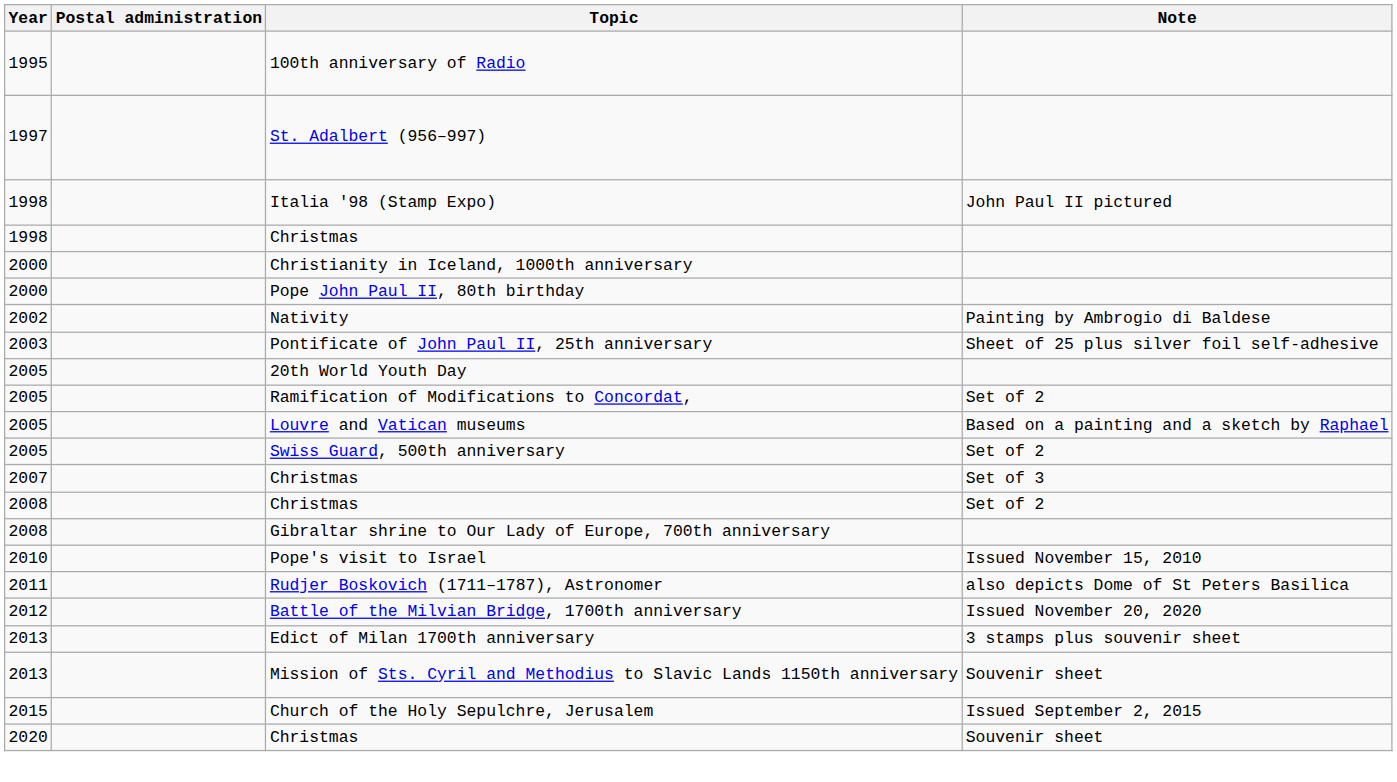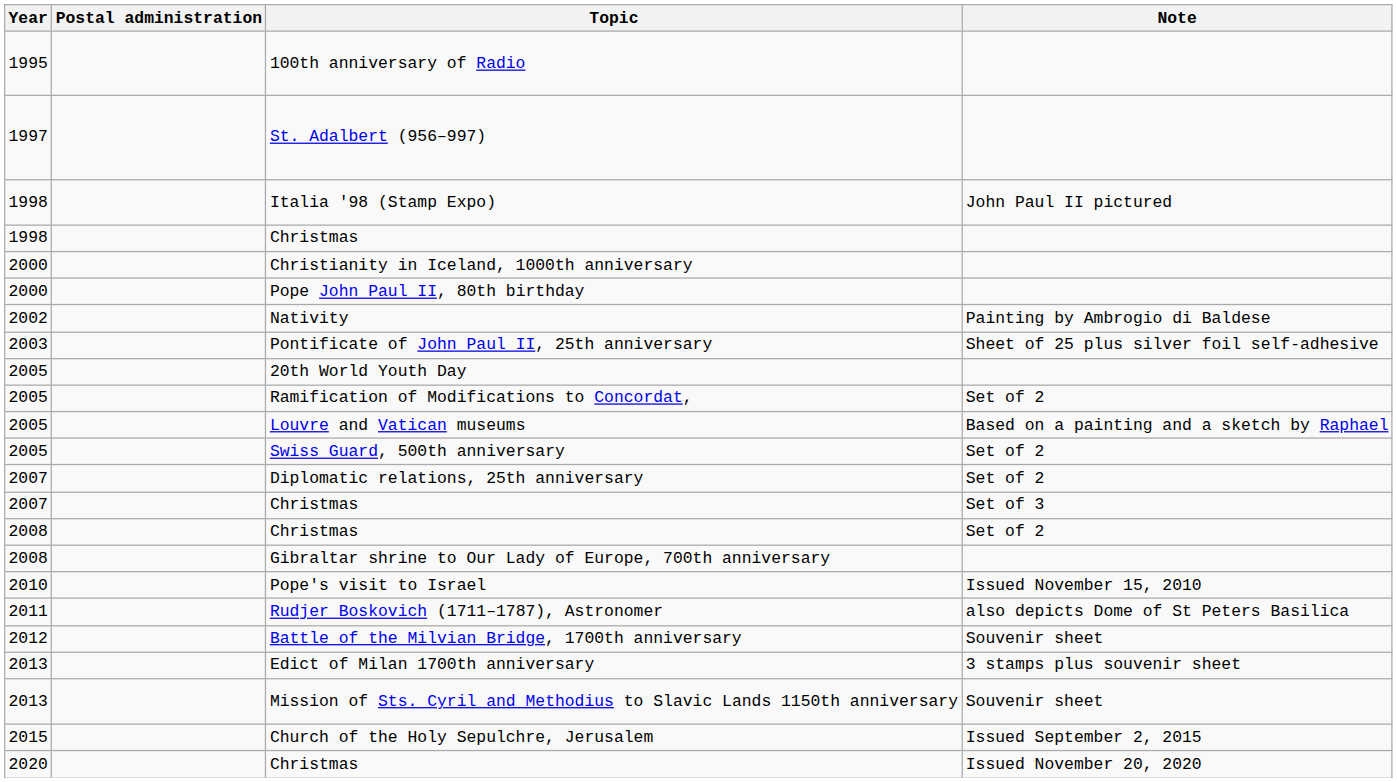+ row: (28, 478)
(1084, 612) Issued November 20, 2020 -> (1035, 639) Souvenir sheet
(1035, 738) Souvenir sheet -> (1084, 764) Issued November 20, 2020
